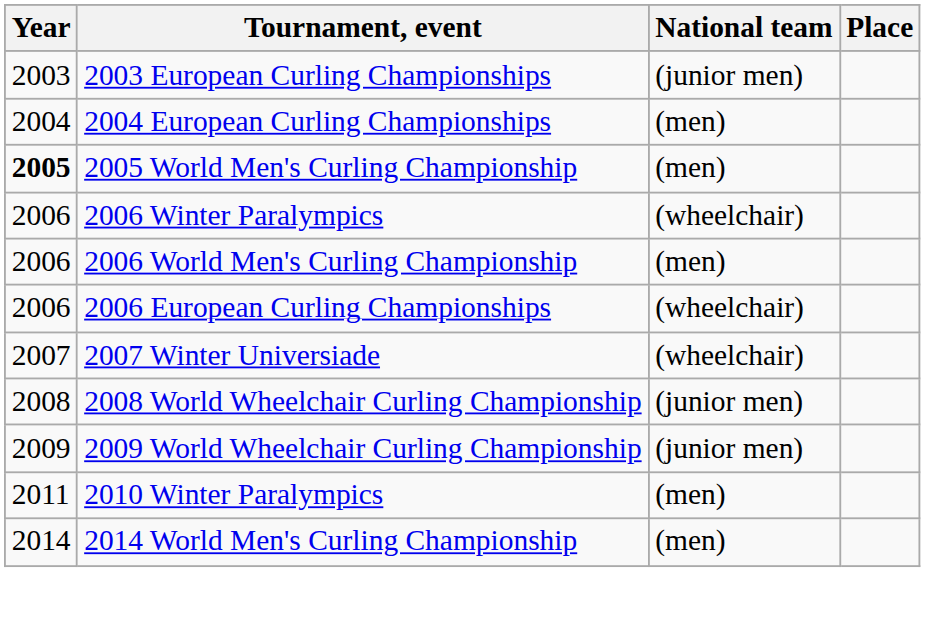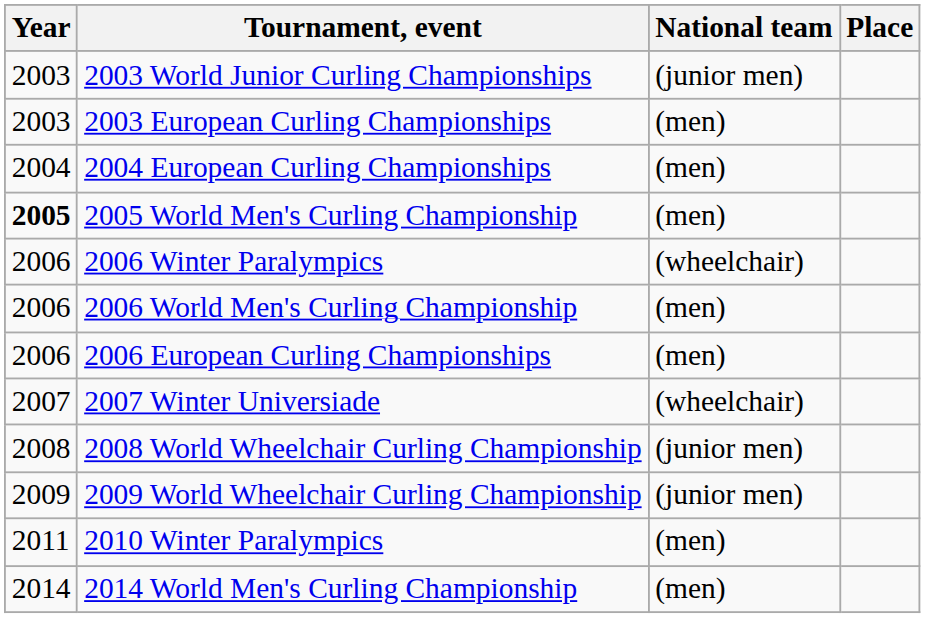+ row: (338, 74)
(729, 74) (junior men) -> (690, 121) (men)
(730, 307) (wheelchair) -> (690, 354) (men)
